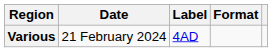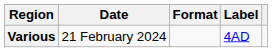columns swapped: (236, 15) <-> (190, 15)
